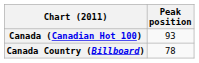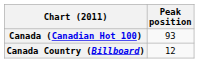(170, 51) 78 -> (170, 51) 12
